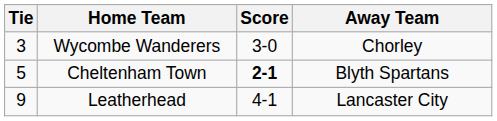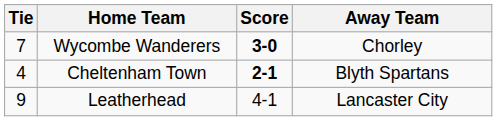(21, 45) 3 -> (21, 45) 7
(265, 45) normal -> (265, 45) bold
(21, 73) 5 -> (21, 73) 4
